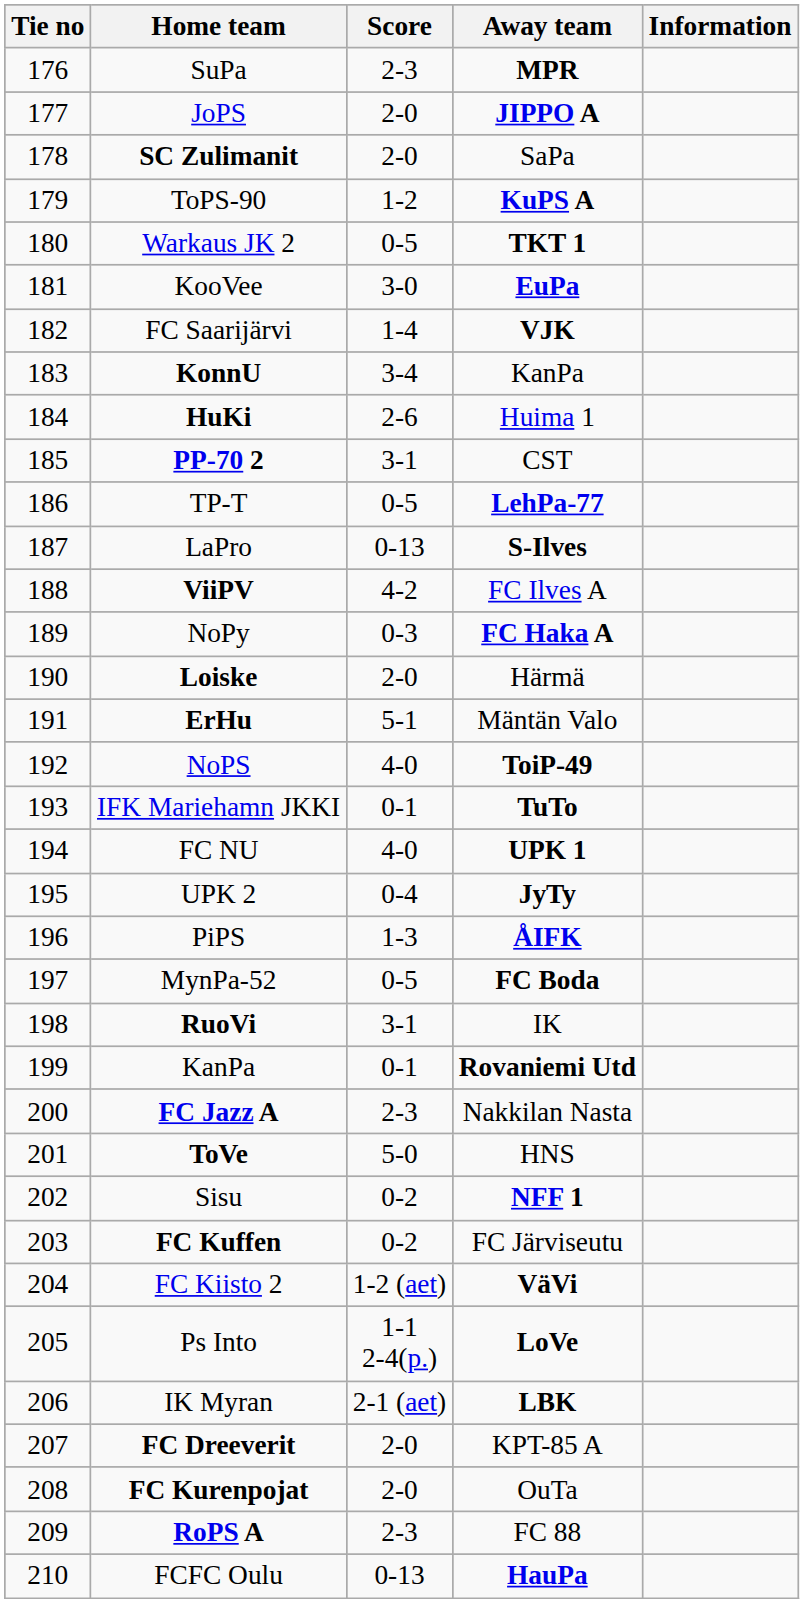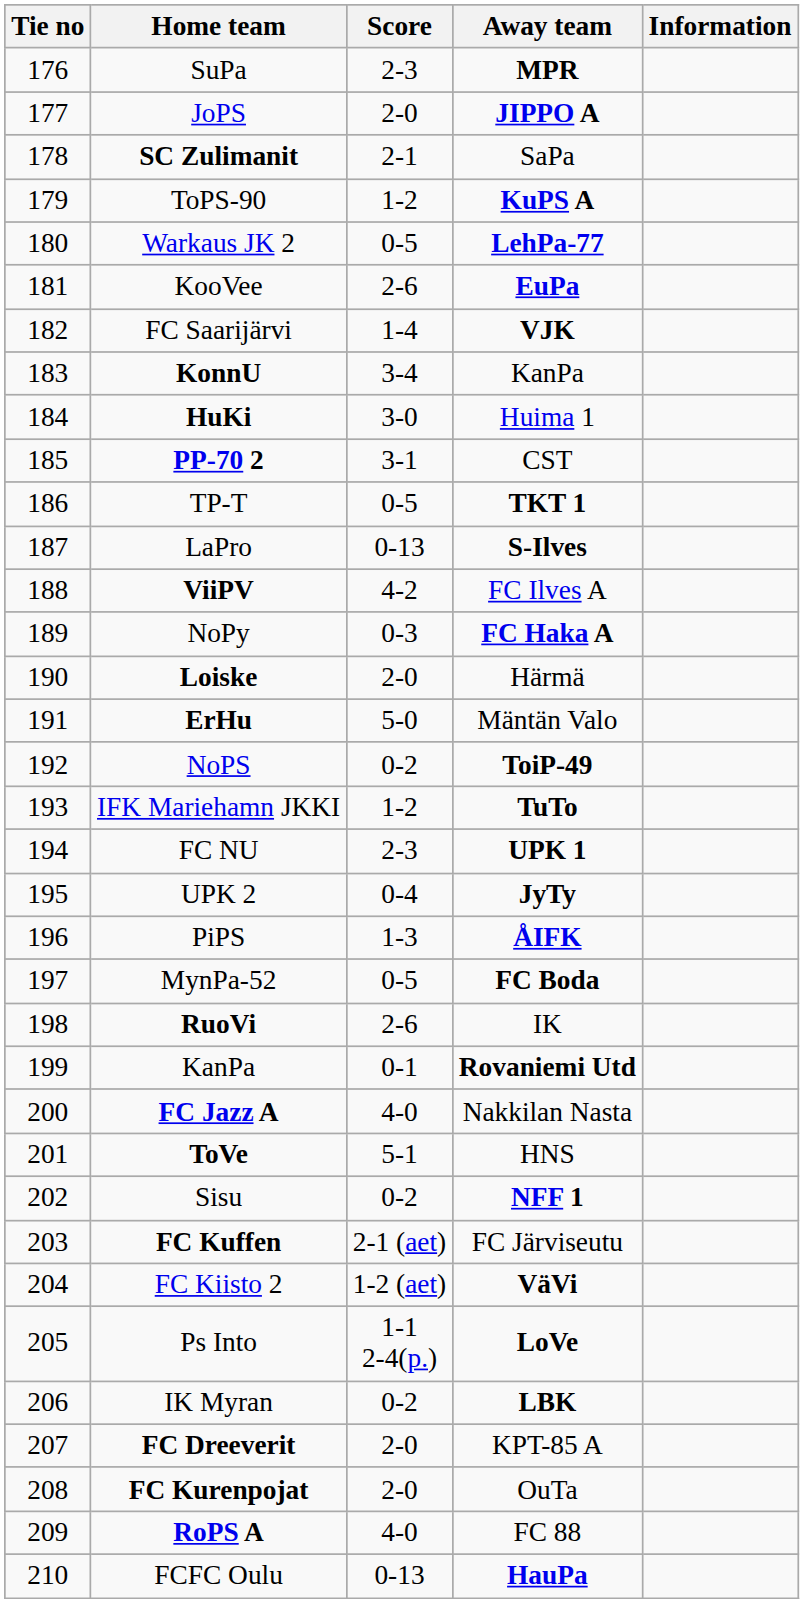(400, 156) 2-0 -> (400, 156) 2-1
(547, 243) TKT 1 -> (547, 243) LehPa-77
(400, 286) 3-0 -> (400, 286) 2-6
(400, 416) 2-6 -> (400, 416) 3-0
(547, 503) LehPa-77 -> (547, 503) TKT 1
(400, 720) 5-1 -> (400, 720) 5-0
(400, 763) 4-0 -> (400, 763) 0-2
(400, 807) 0-1 -> (400, 807) 1-2
(400, 850) 4-0 -> (400, 850) 2-3
(400, 1024) 3-1 -> (400, 1024) 2-6
(400, 1110) 2-3 -> (400, 1110) 4-0
(400, 1154) 5-0 -> (400, 1154) 5-1
(400, 1241) 0-2 -> (400, 1241) 2-1 (aet)
(400, 1402) 2-1 (aet) -> (400, 1402) 0-2
(400, 1532) 2-3 -> (400, 1532) 4-0
